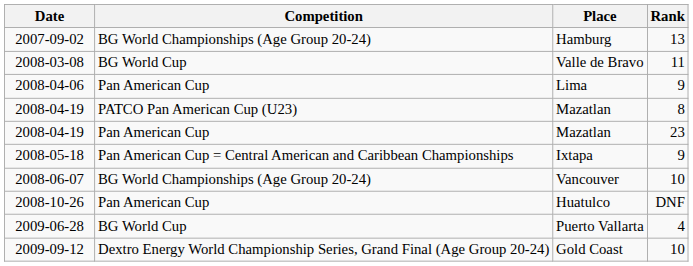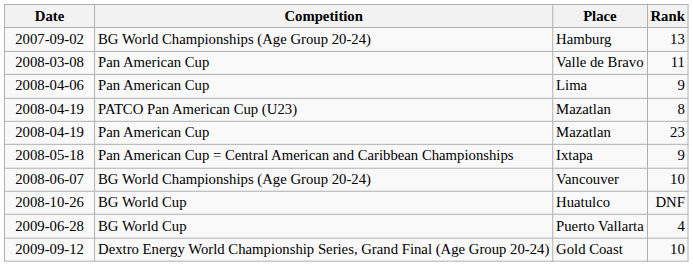(142, 62) BG World Cup -> (154, 62) Pan American Cup
(154, 202) Pan American Cup -> (142, 202) BG World Cup
